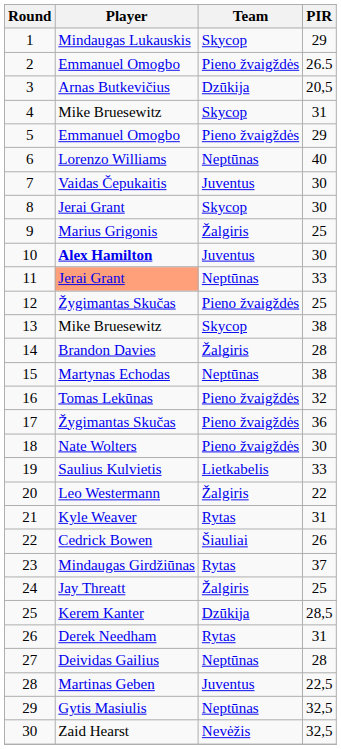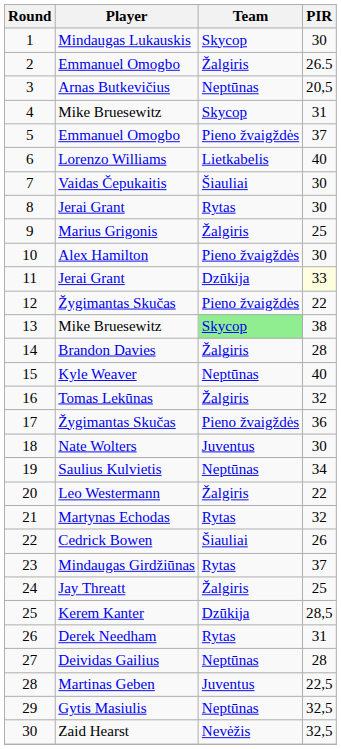(319, 40) 29 -> (319, 40) 30
(251, 64) Pieno žvaigždės -> (225, 64) Žalgiris
(226, 87) Dzūkija -> (230, 87) Neptūnas
(319, 135) 29 -> (319, 135) 37
(230, 159) Neptūnas -> (235, 159) Lietkabelis
(228, 183) Juventus -> (225, 183) Šiauliai
(224, 207) Skycop -> (219, 207) Rytas
(105, 254) bold -> (103, 254) normal
(228, 254) Juventus -> (251, 254) Pieno žvaigždės
(92, 278) lightsalmon background -> (92, 278) no background
(230, 278) Neptūnas -> (226, 278) Dzūkija
(319, 278) no background -> (319, 278) lightyellow background
(319, 302) 25 -> (319, 302) 22
(224, 326) no background -> (224, 326) lightgreen background
(114, 374) Martynas Echodas -> (97, 374) Kyle Weaver
(319, 374) 38 -> (319, 374) 40
(251, 398) Pieno žvaigždės -> (225, 398) Žalgiris
(251, 445) Pieno žvaigždės -> (228, 445) Juventus
(235, 469) Lietkabelis -> (230, 469) Neptūnas
(319, 469) 33 -> (319, 469) 34
(97, 517) Kyle Weaver -> (114, 517) Martynas Echodas
(319, 517) 31 -> (319, 517) 32
